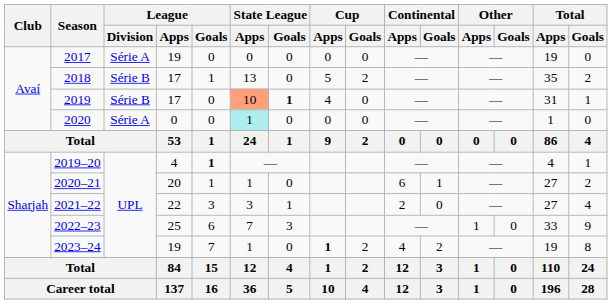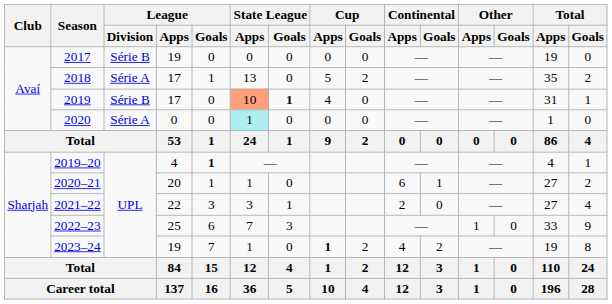(130, 57) Série A -> (130, 57) Série B
(130, 78) Série B -> (130, 78) Série A
